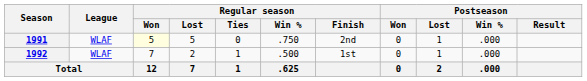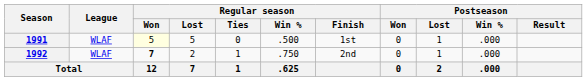(288, 41) .750 -> (288, 41) .500
(348, 41) 2nd -> (348, 41) 1st
(151, 55) normal -> (151, 55) bold
(288, 55) .500 -> (288, 55) .750
(348, 55) 1st -> (348, 55) 2nd
